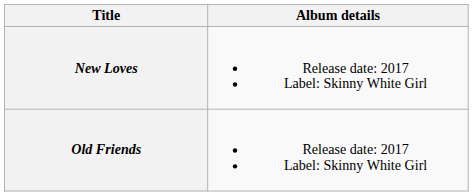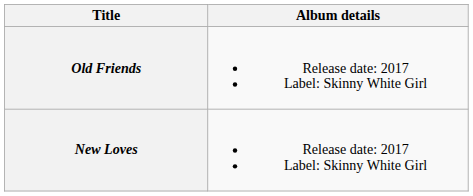rows swapped: (106, 67) <-> (106, 150)
